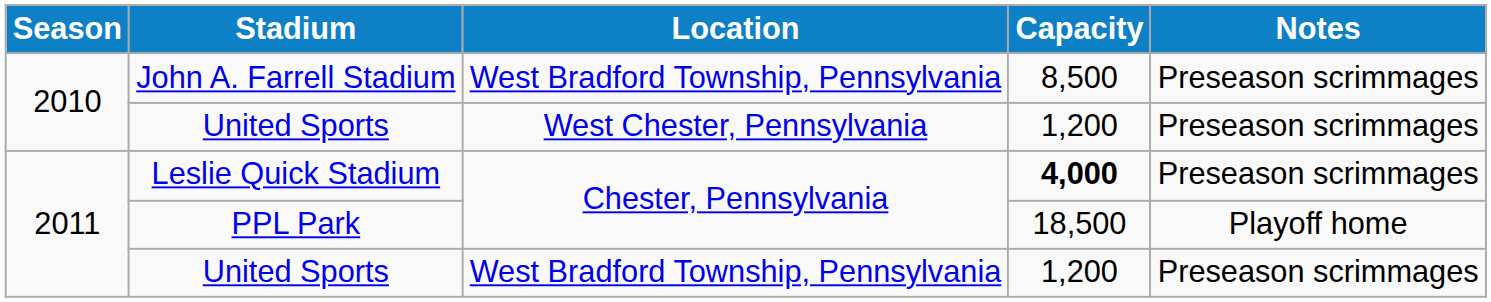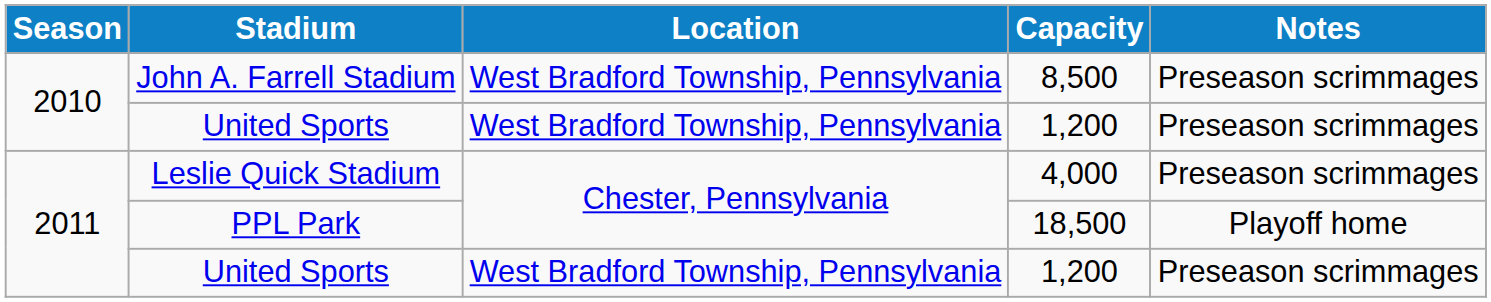(735, 126) West Chester, Pennsylvania -> (735, 126) West Bradford Township, Pennsylvania
(1079, 175) bold -> (1079, 175) normal
